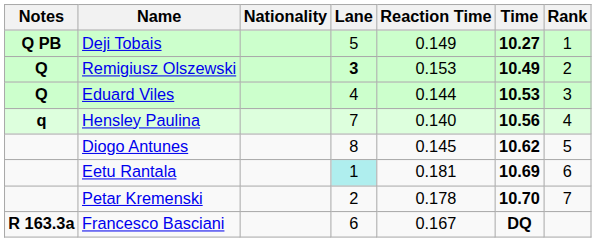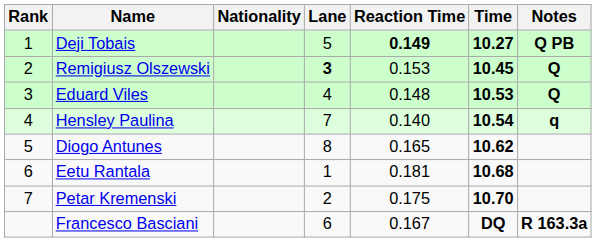columns swapped: (567, 17) <-> (41, 17)
(436, 43) normal -> (410, 43) bold
(519, 69) 10.49 -> (493, 69) 10.45
(436, 95) 0.144 -> (410, 95) 0.148
(519, 120) 10.56 -> (493, 120) 10.54
(436, 146) 0.145 -> (410, 146) 0.165
(354, 172) paleturquoise background -> (327, 172) no background
(519, 172) 10.69 -> (493, 172) 10.68
(436, 198) 0.178 -> (410, 198) 0.175
